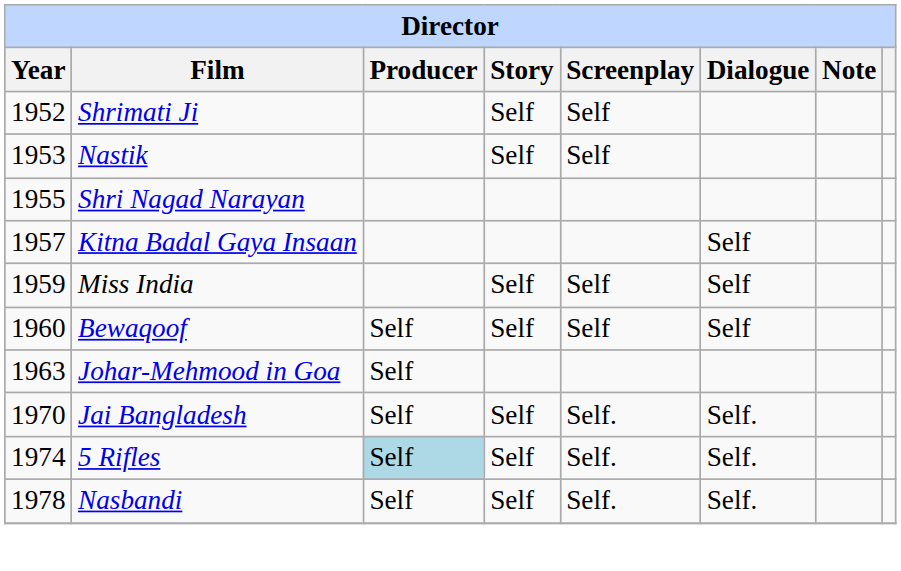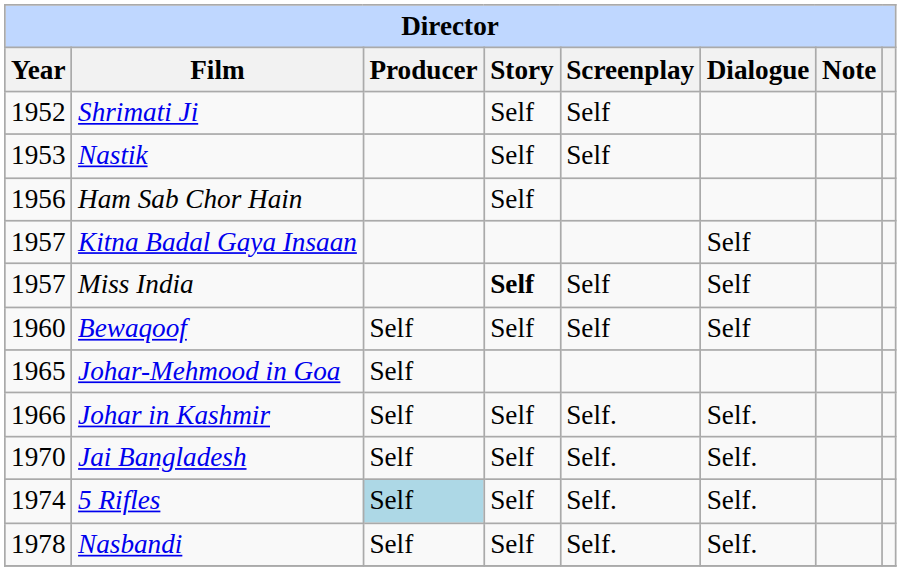- row: (191, 198)
+ row: (190, 198)
(38, 284) 1959 -> (38, 284) 1957
(512, 284) normal -> (512, 284) bold
(38, 371) 1963 -> (38, 371) 1965
+ row: (174, 414)
